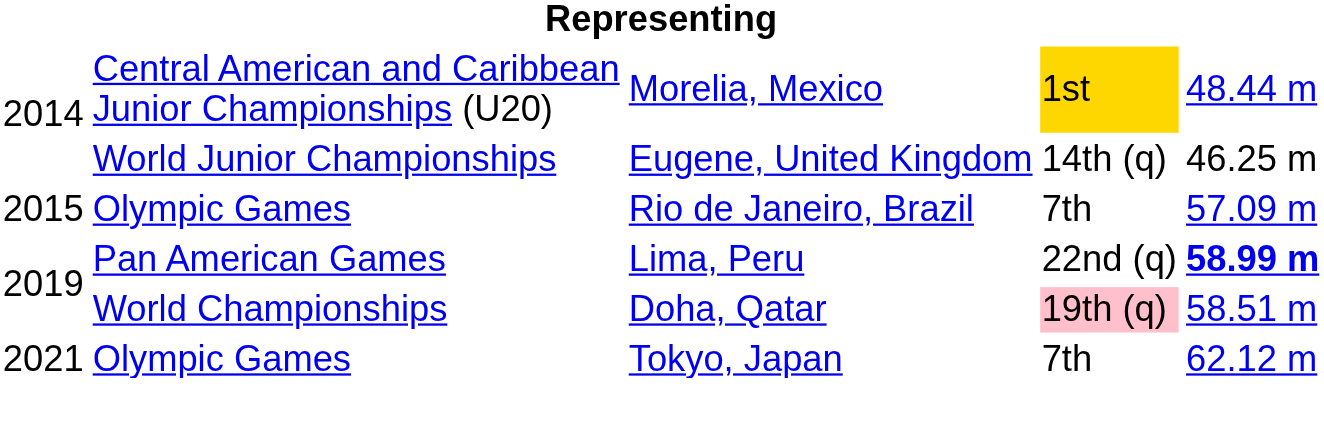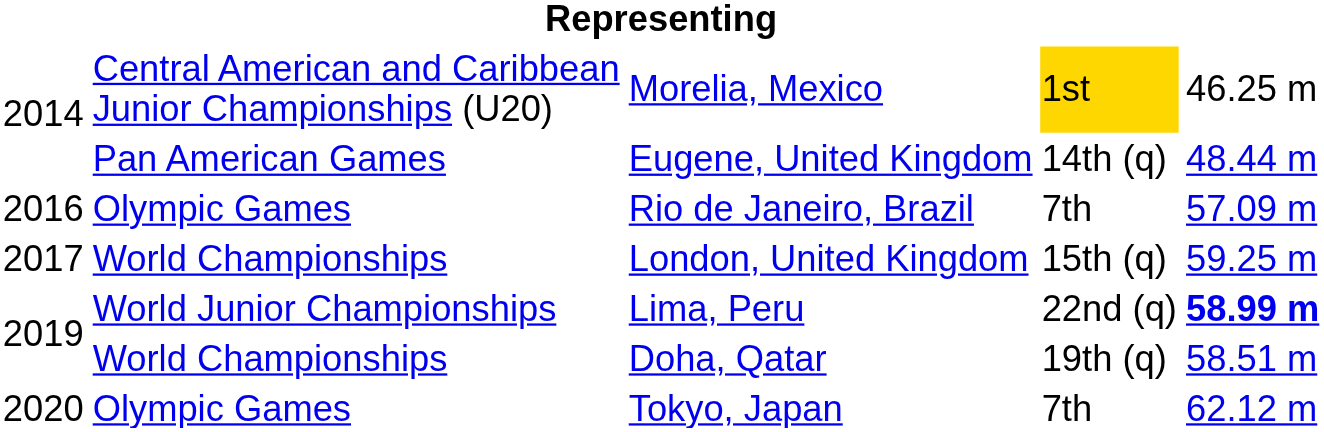(1252, 88) 48.44 m -> (1252, 88) 46.25 m
(325, 159) World Junior Championships -> (269, 159) Pan American Games
(1252, 159) 46.25 m -> (1252, 159) 48.44 m
(43, 209) 2015 -> (43, 209) 2016
+ row: (829, 259)
(269, 259) Pan American Games -> (325, 309) World Junior Championships
(1104, 309) pink background -> (1104, 359) no background
(43, 359) 2021 -> (43, 409) 2020
